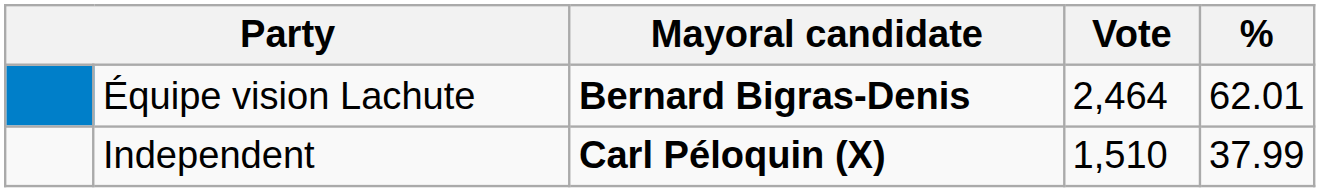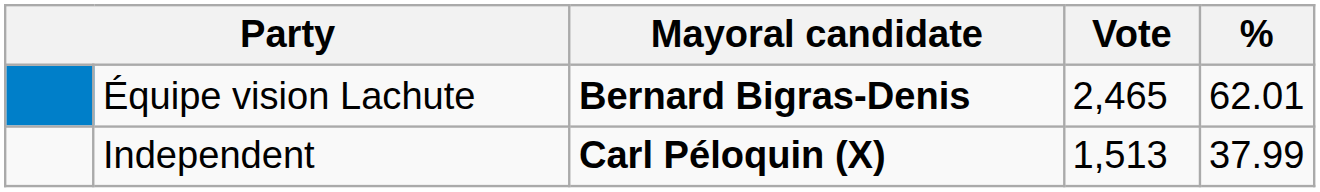(1120, 95) 2,464 -> (1120, 95) 2,465
(1120, 155) 1,510 -> (1120, 155) 1,513
